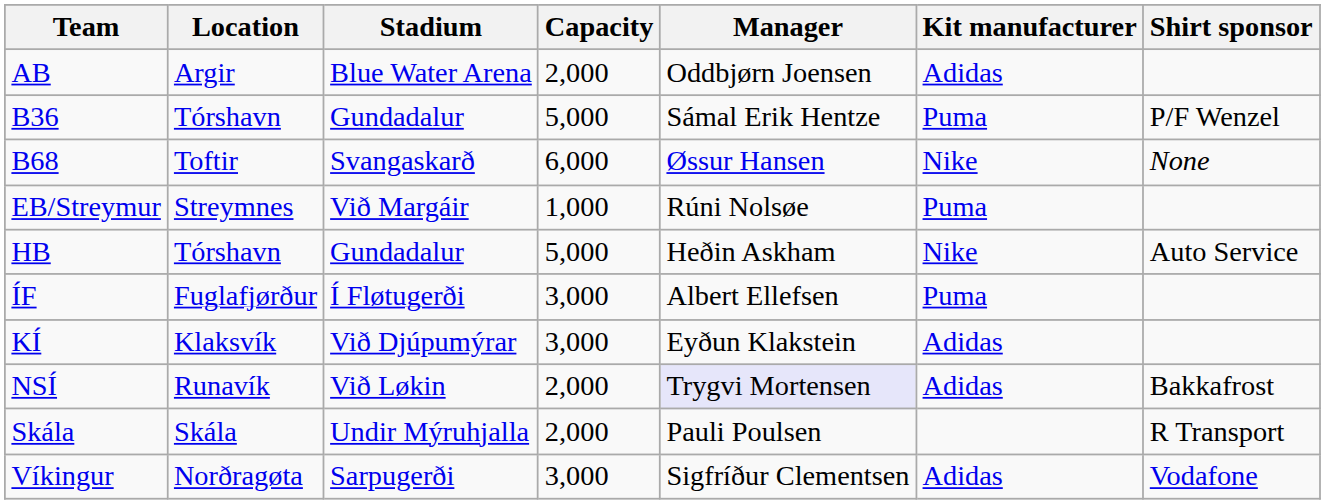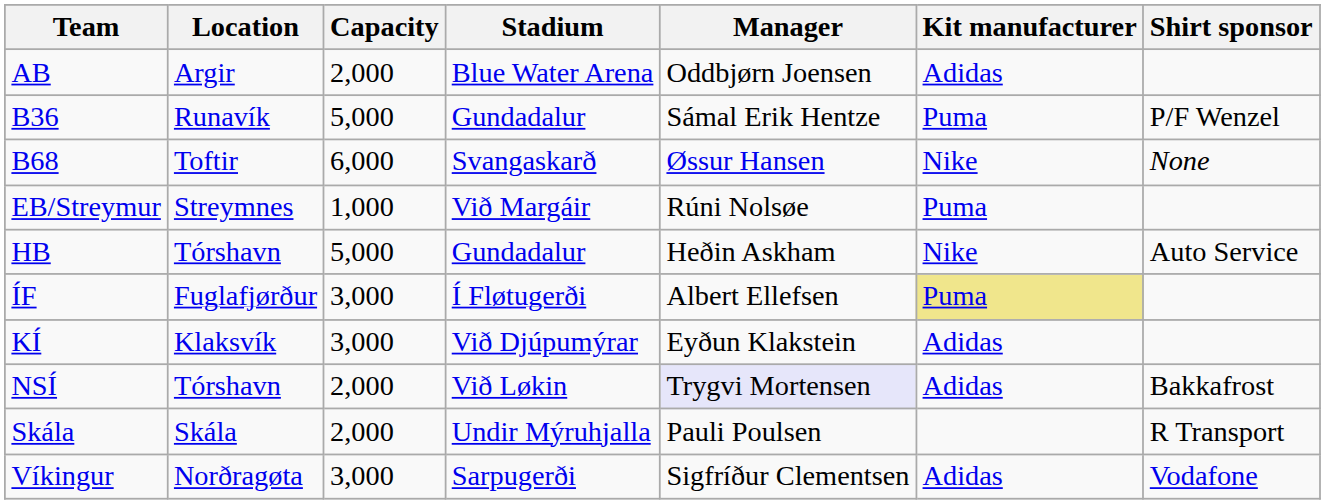columns swapped: (431, 26) <-> (599, 26)
(227, 116) Tórshavn -> (222, 116) Runavík
(955, 296) no background -> (955, 296) khaki background
(222, 386) Runavík -> (227, 386) Tórshavn
